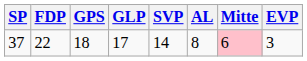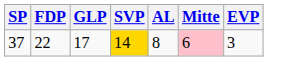- column: (89, 17)
(161, 42) no background -> (122, 42) gold background
